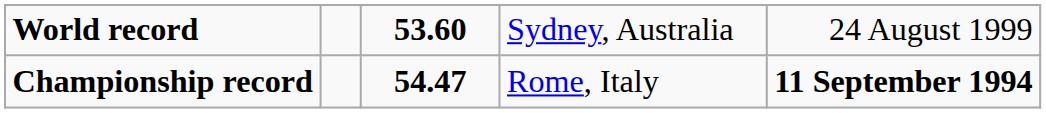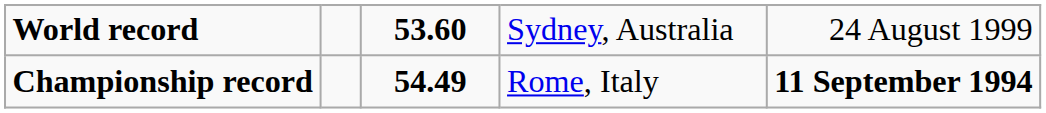(430, 81) 54.47 -> (430, 81) 54.49
